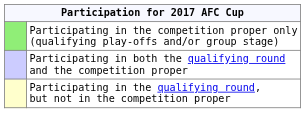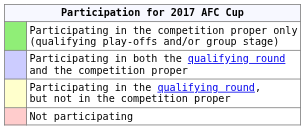+ row: (81, 116)
